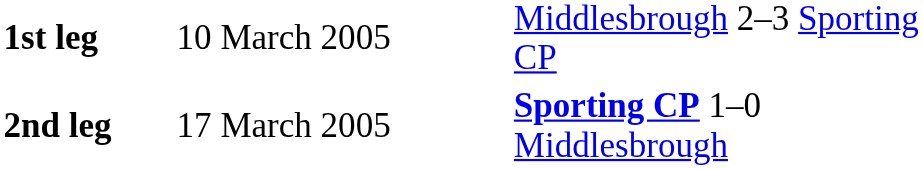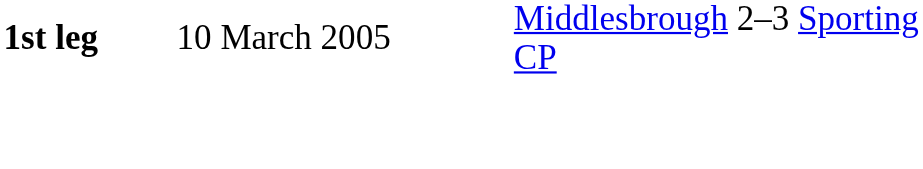- row: (58, 125)
